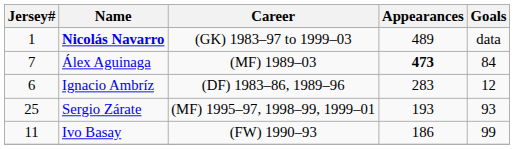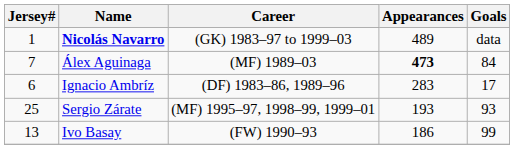(489, 86) 12 -> (489, 86) 17
(32, 132) 11 -> (32, 132) 13
